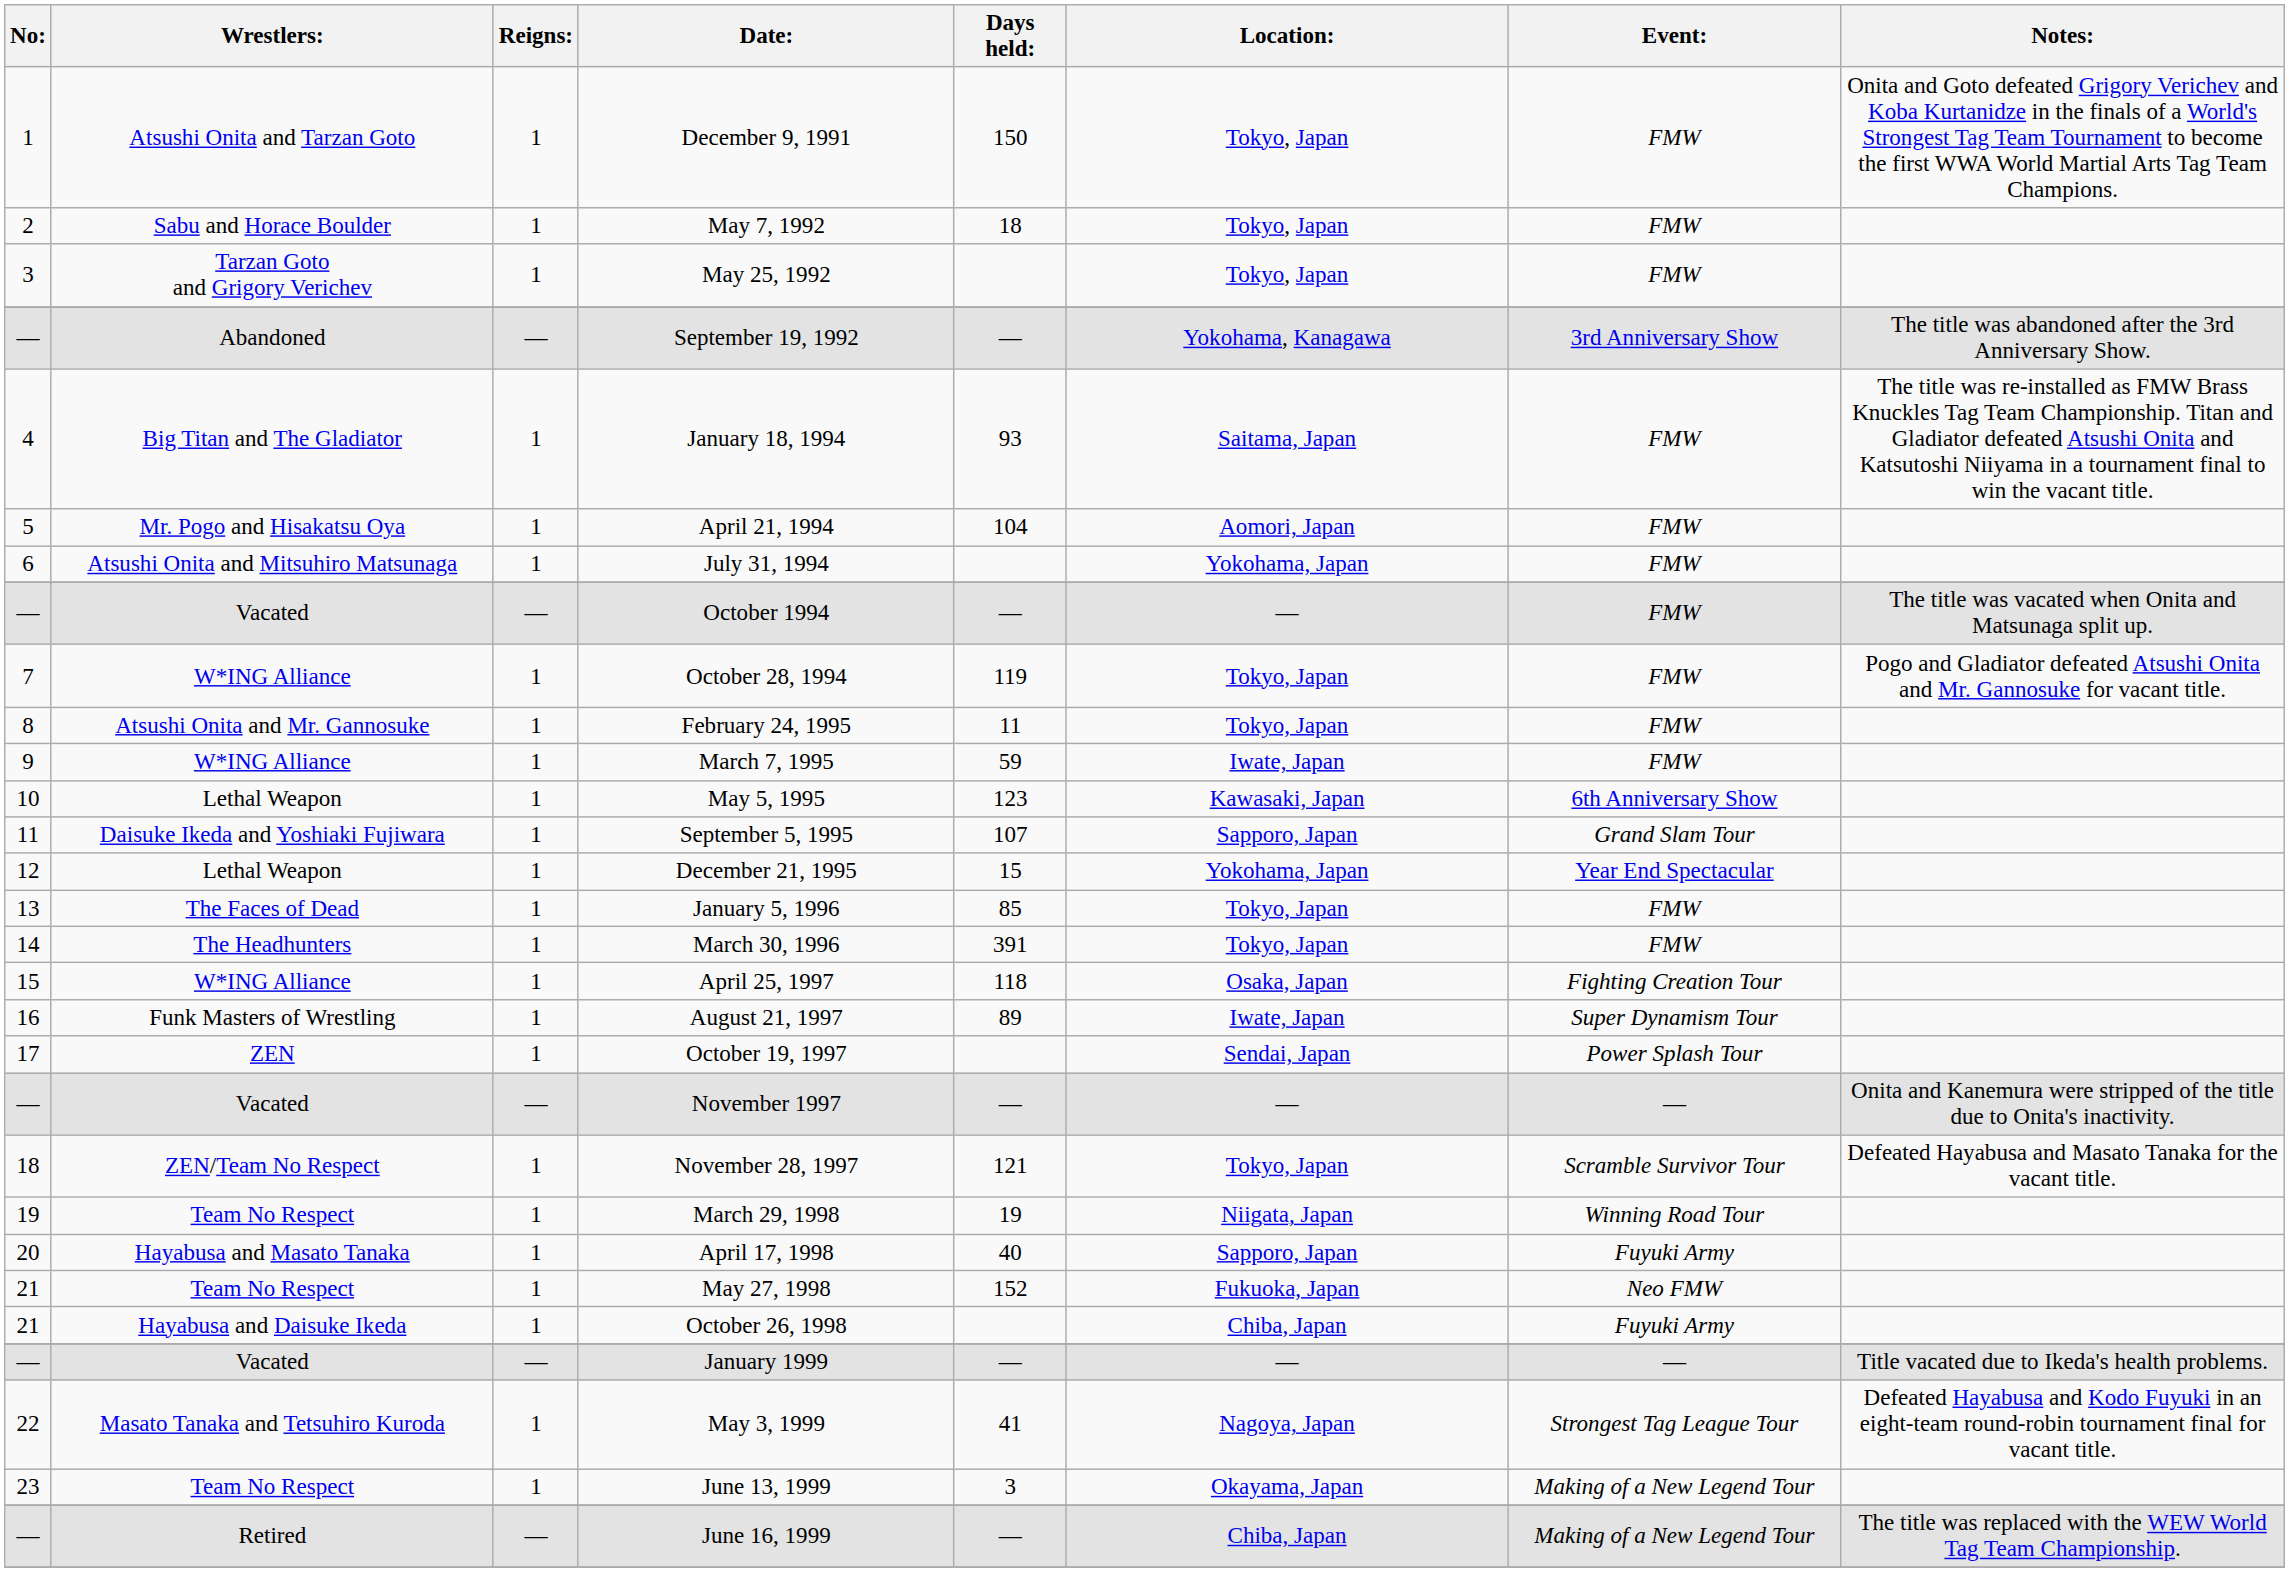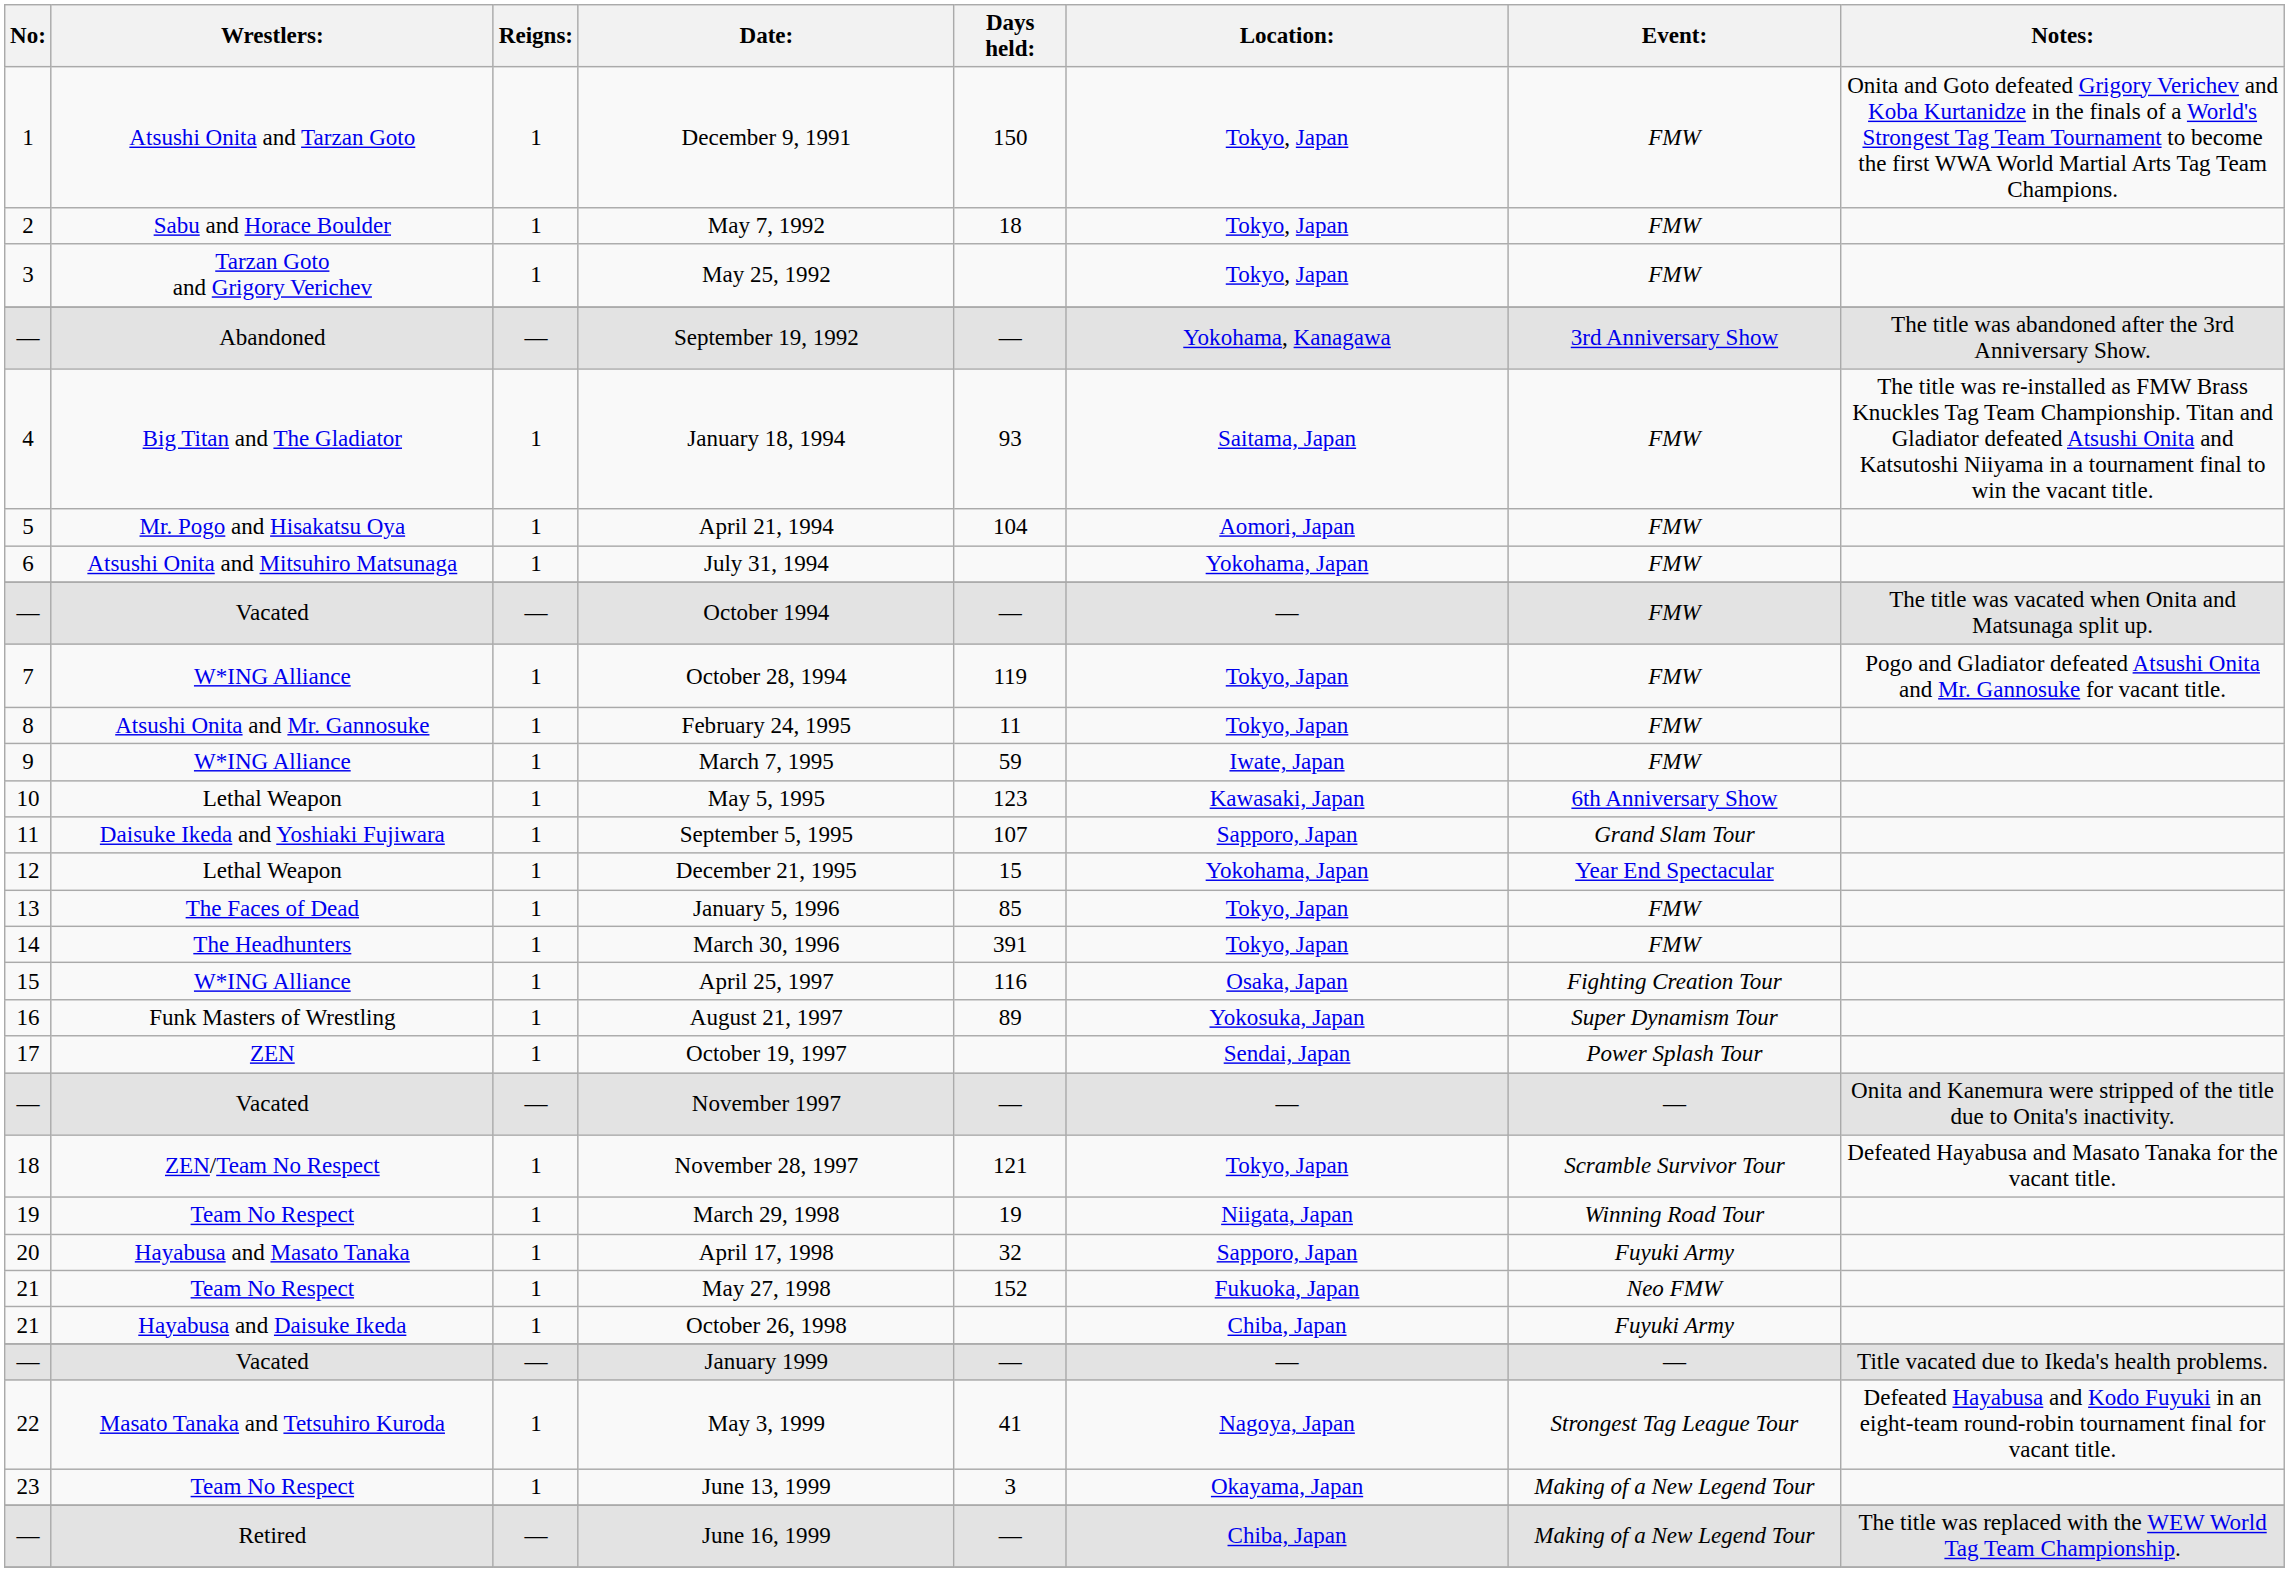(1010, 980) 118 -> (1010, 980) 116
(1287, 1017) Iwate, Japan -> (1287, 1017) Yokosuka, Japan
(1010, 1251) 40 -> (1010, 1251) 32
